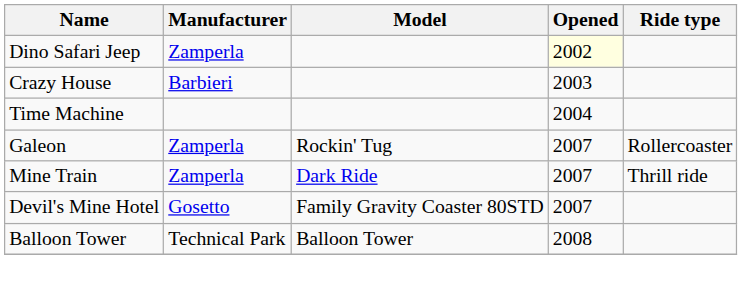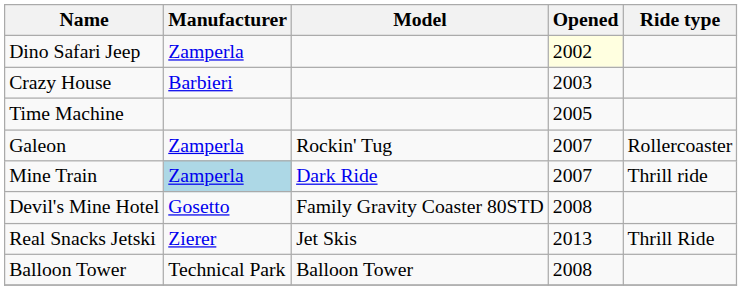(572, 113) 2004 -> (572, 113) 2005
(206, 176) no background -> (206, 176) lightblue background
(572, 207) 2007 -> (572, 207) 2008
+ row: (82, 238)
